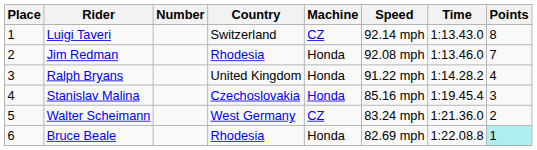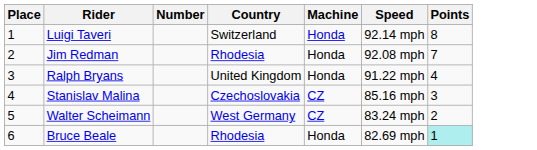- column: (457, 15)
(316, 35) CZ -> (326, 35) Honda
(326, 96) Honda -> (316, 96) CZ
